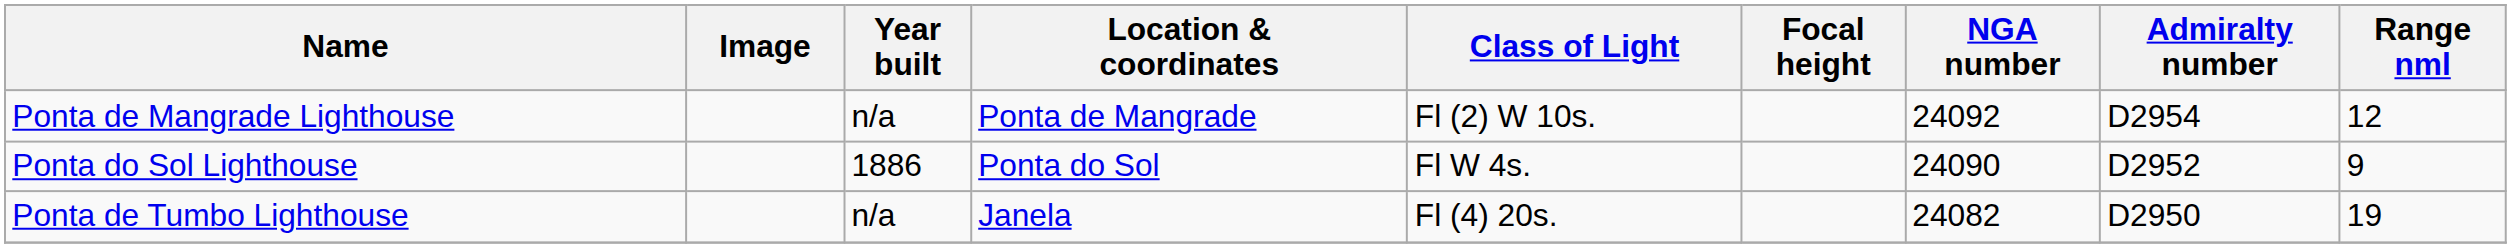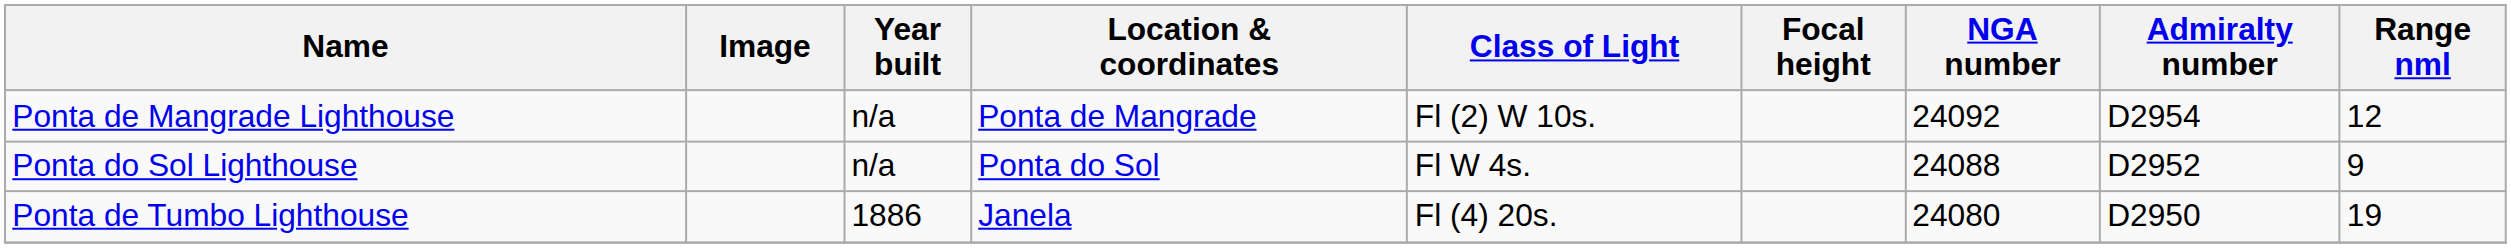(887, 165) 1886 -> (873, 165) n/a
(1956, 165) 24090 -> (1956, 165) 24088
(873, 215) n/a -> (887, 215) 1886
(1956, 215) 24082 -> (1956, 215) 24080
